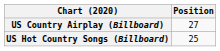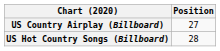(194, 39) 25 -> (194, 39) 28
